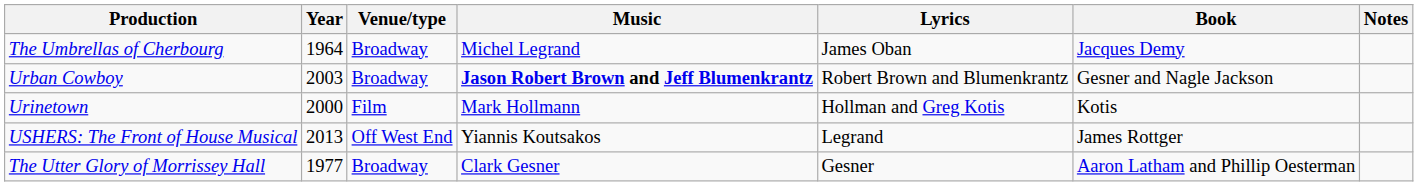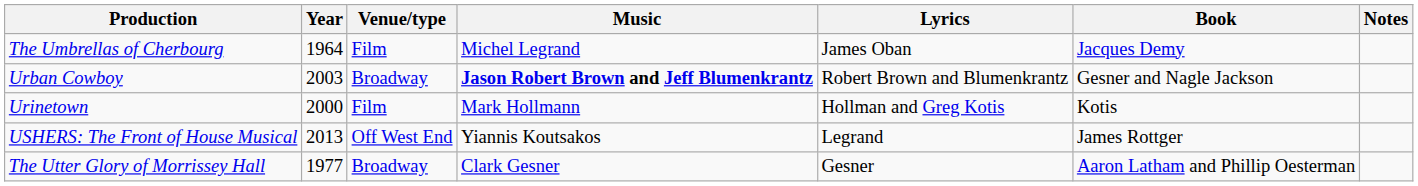(390, 48) Broadway -> (369, 48) Film
